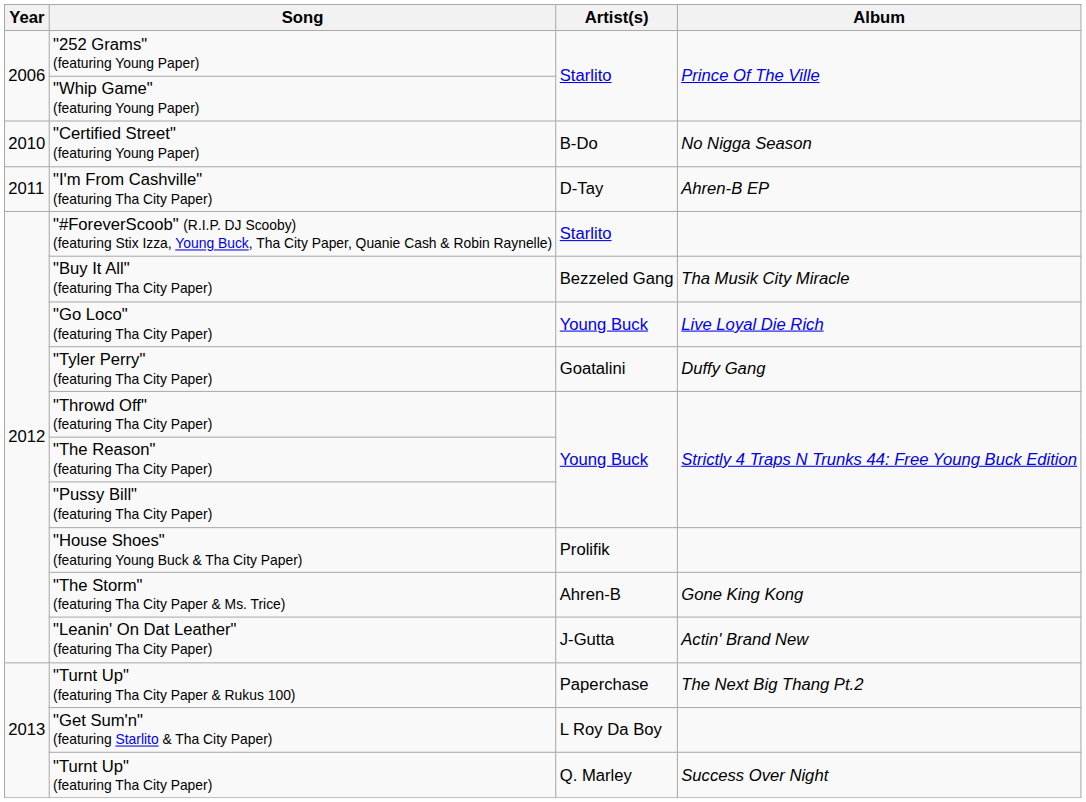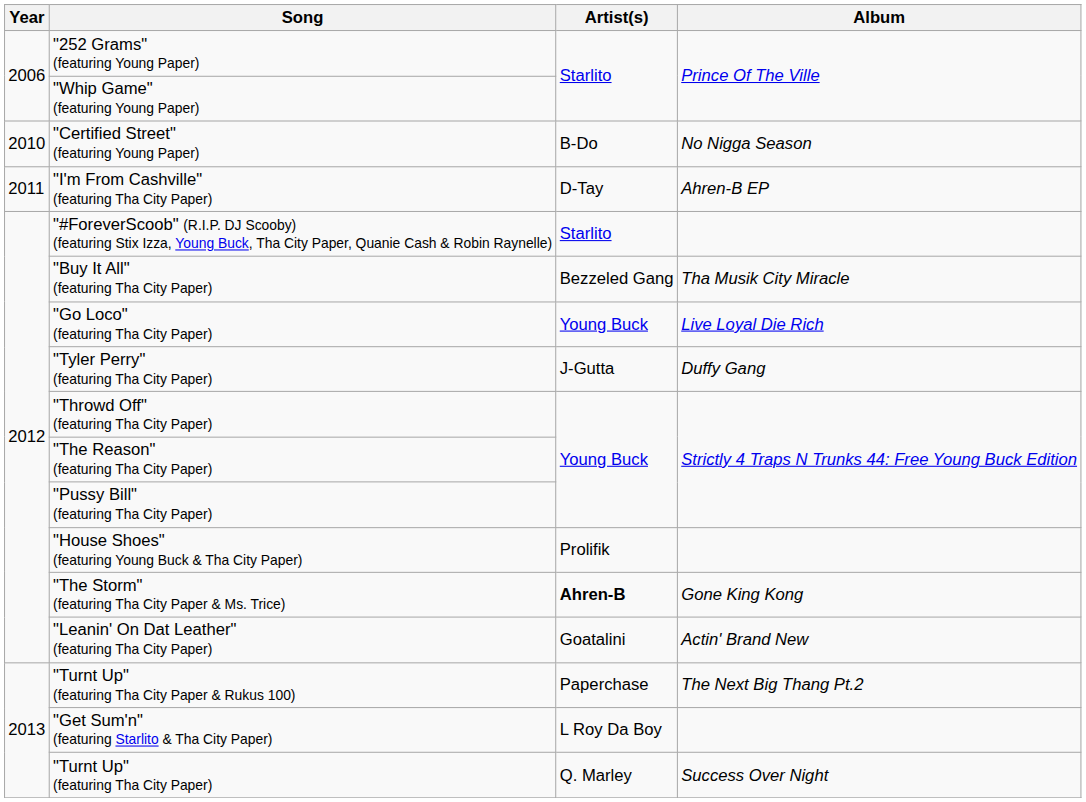(593, 369) Goatalini -> (587, 369) J-Gutta
(590, 594) normal -> (593, 594) bold
(587, 639) J-Gutta -> (593, 639) Goatalini
